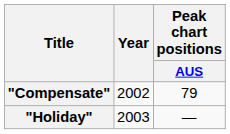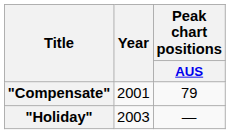(133, 93) 2002 -> (133, 93) 2001
